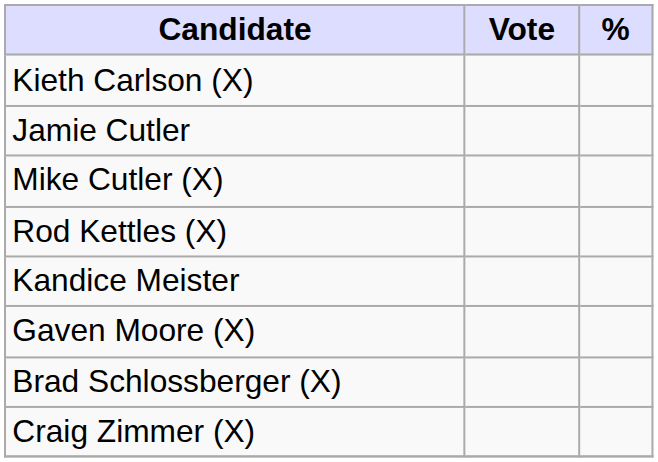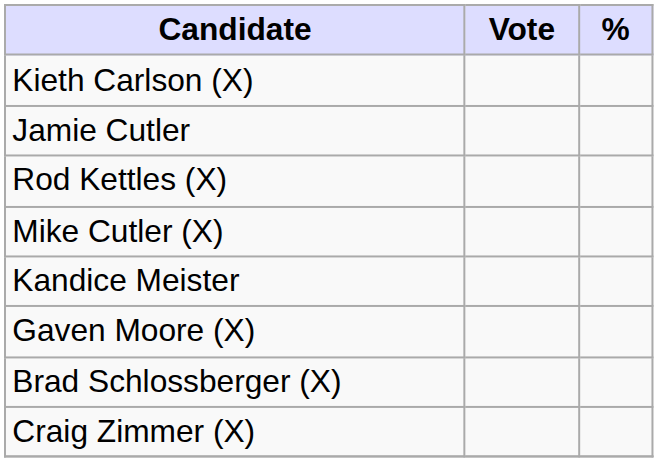rows swapped: (118, 180) <-> (120, 230)
